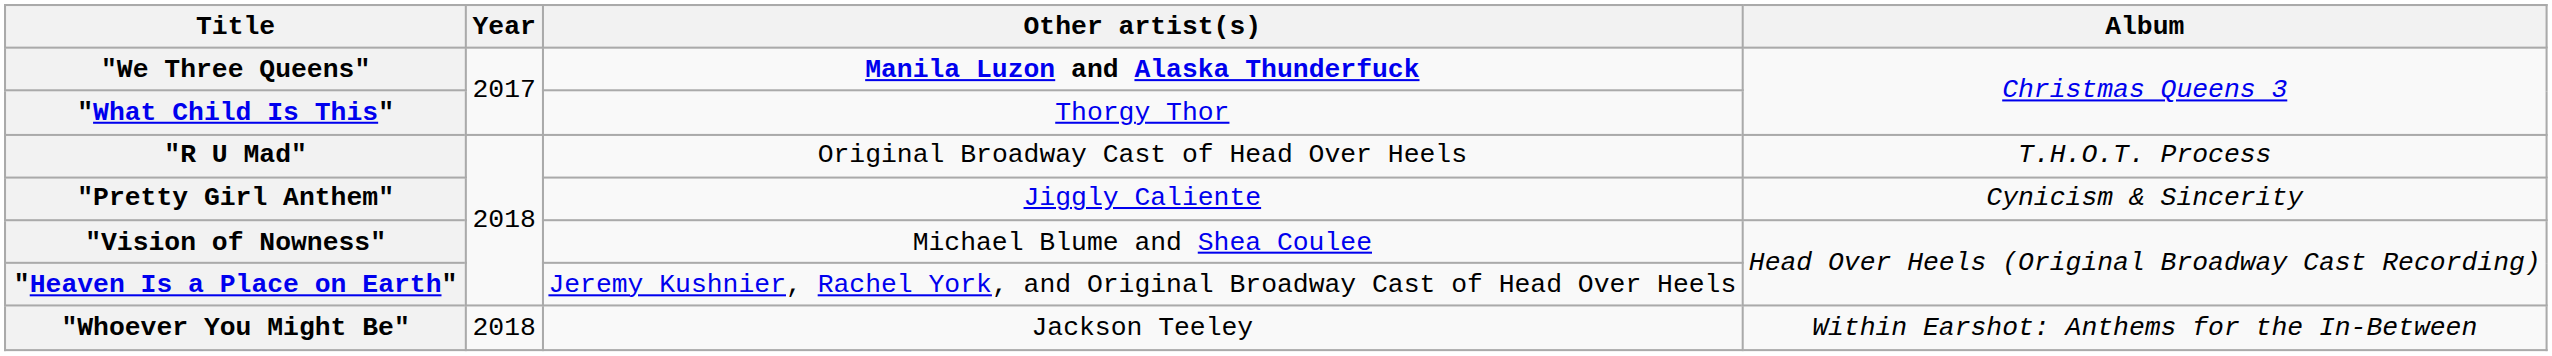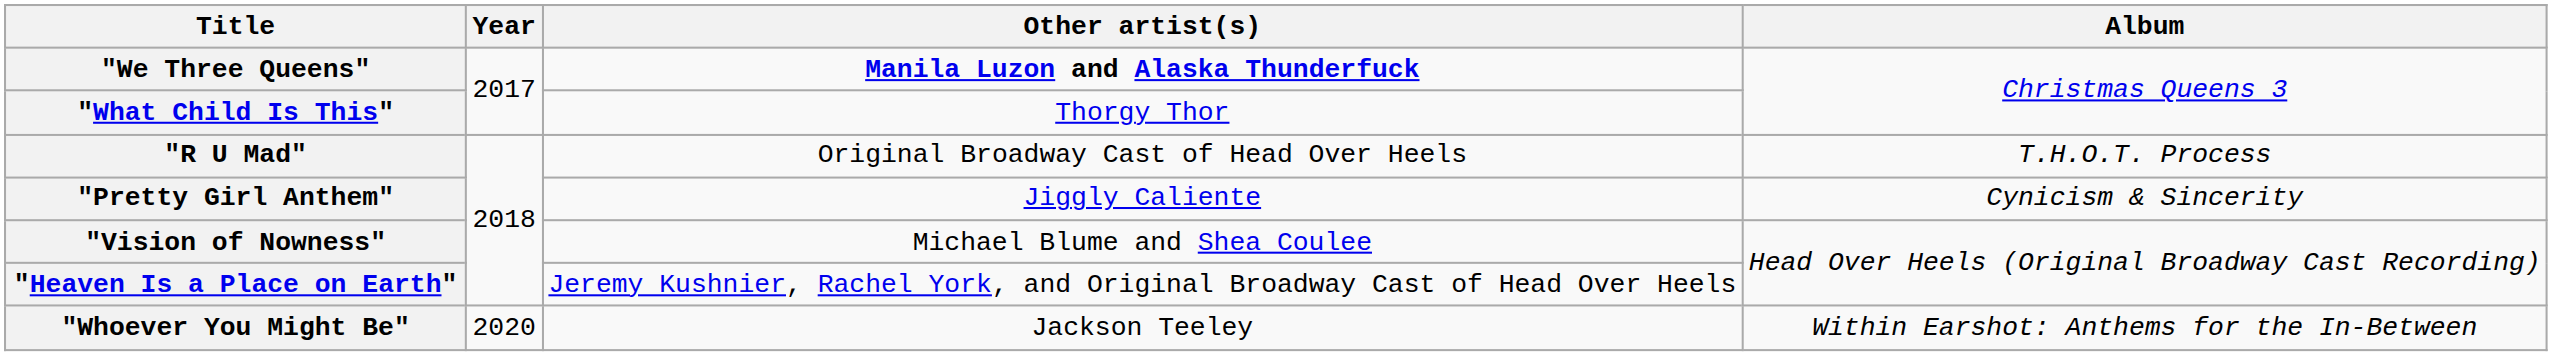(504, 328) 2018 -> (504, 328) 2020
